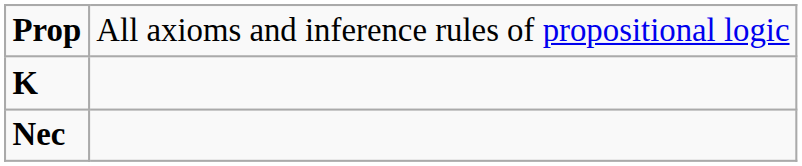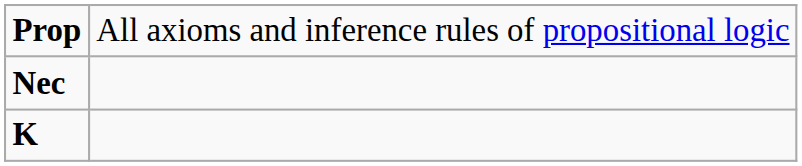rows swapped: (25, 82) <-> (39, 134)
